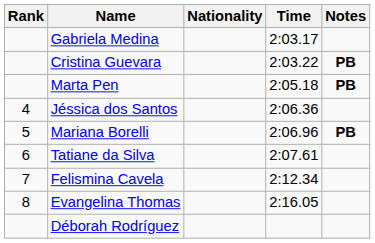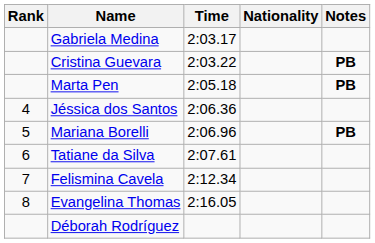columns swapped: (225, 16) <-> (294, 16)
